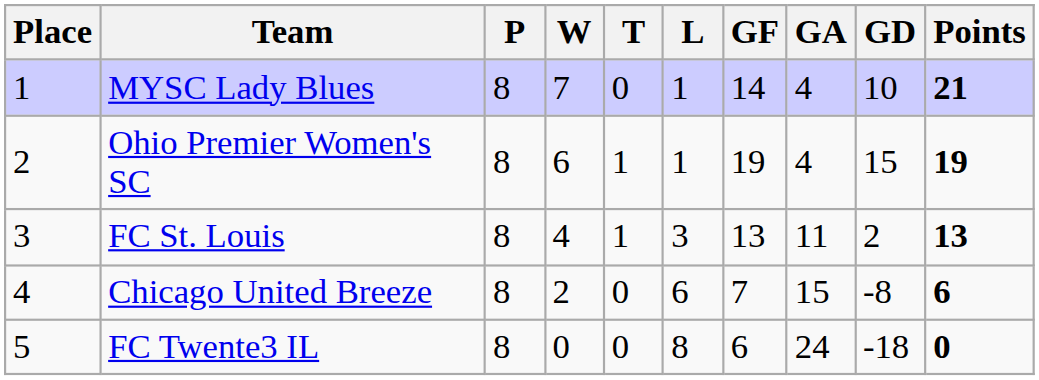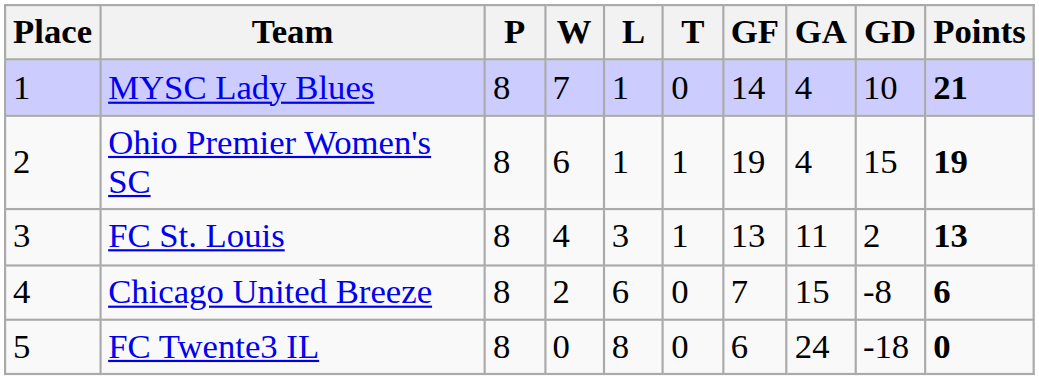columns swapped: (693, 32) <-> (634, 32)
